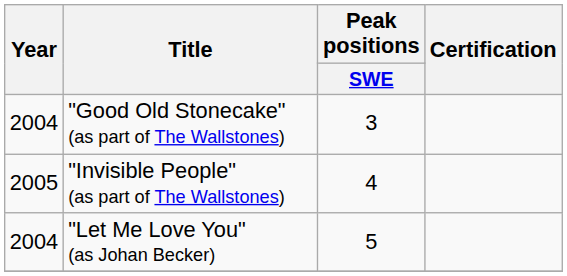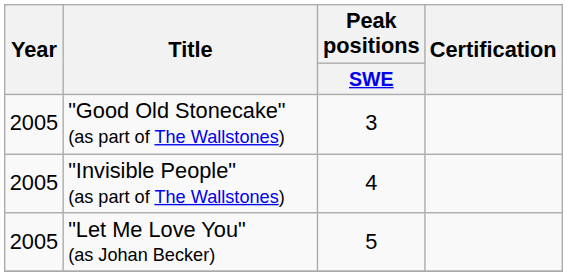(34, 123) 2004 -> (34, 123) 2005
(34, 241) 2004 -> (34, 241) 2005
